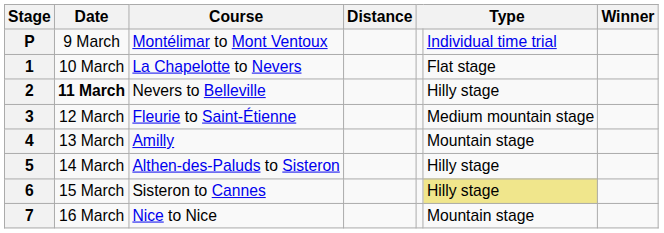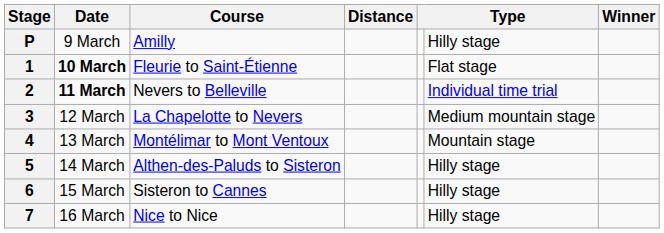(230, 41) Montélimar to Mont Ventoux -> (154, 41) Amilly
(492, 41) Individual time trial -> (464, 41) Hilly stage
(92, 66) normal -> (92, 66) bold
(217, 66) La Chapelotte to Nevers -> (215, 66) Fleurie to Saint-Étienne
(463, 91) Hilly stage -> (493, 91) Individual time trial
(214, 116) Fleurie to Saint-Étienne -> (218, 116) La Chapelotte to Nevers
(153, 141) Amilly -> (231, 141) Montélimar to Mont Ventoux
(463, 191) khaki background -> (464, 191) no background
(480, 215) Mountain stage -> (464, 215) Hilly stage
